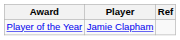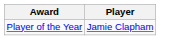- column: (166, 12)
